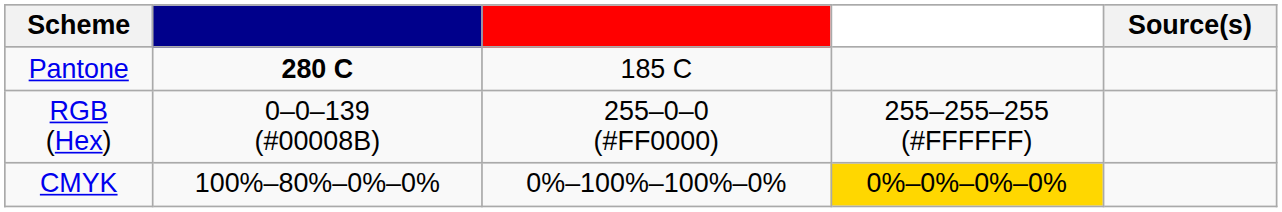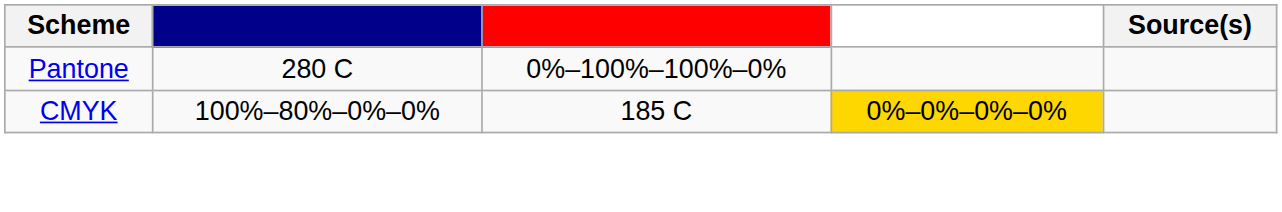(317, 68) bold -> (317, 68) normal
(656, 68) 185 C -> (656, 68) 0%–100%–100%–0%
- row: (79, 126)
(656, 183) 0%–100%–100%–0% -> (656, 111) 185 C
